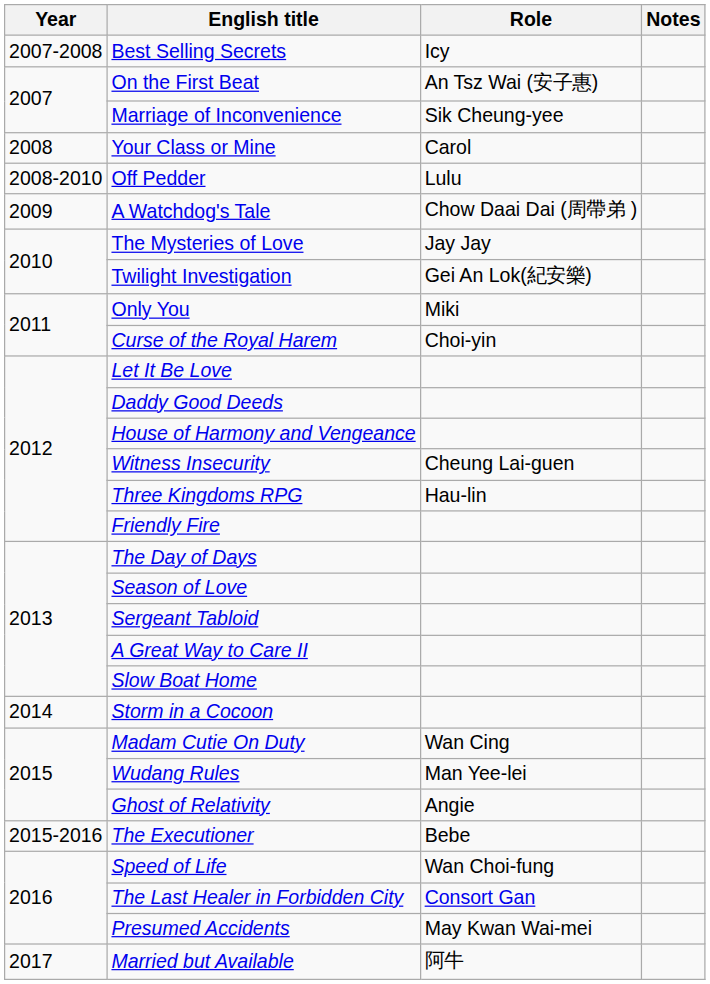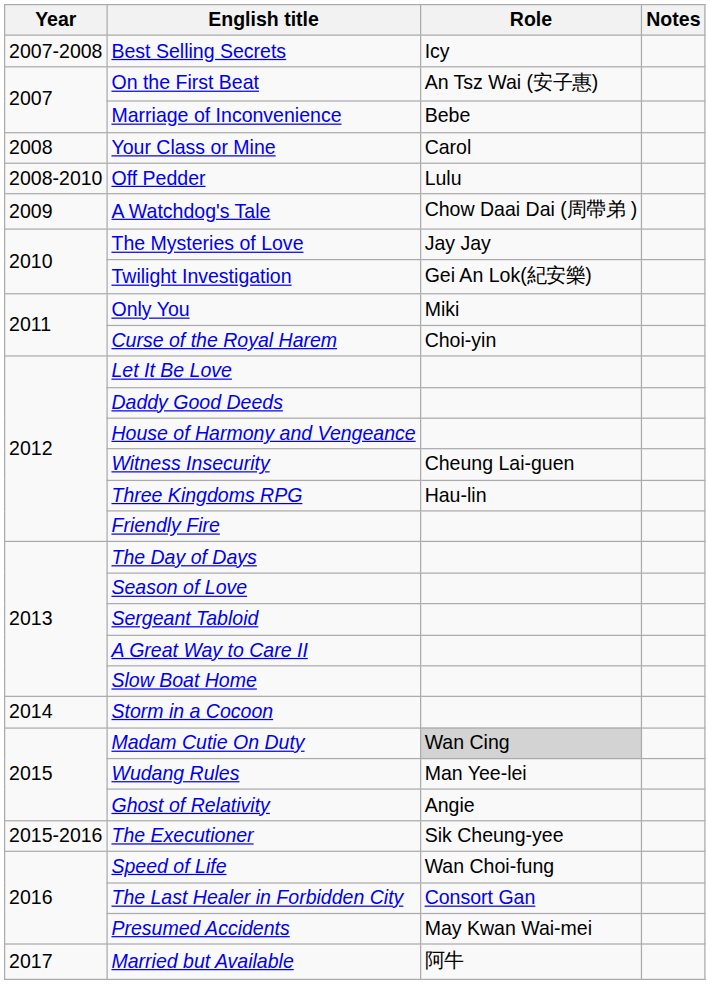(494, 116) Sik Cheung-yee -> (447, 116) Bebe
(467, 742) no background -> (467, 742) lightgrey background
(447, 835) Bebe -> (494, 835) Sik Cheung-yee
